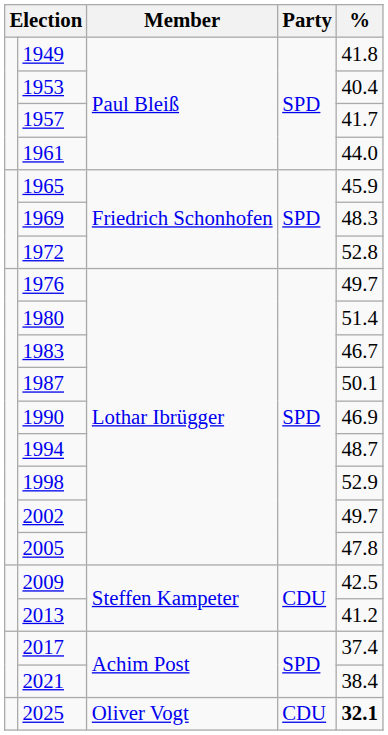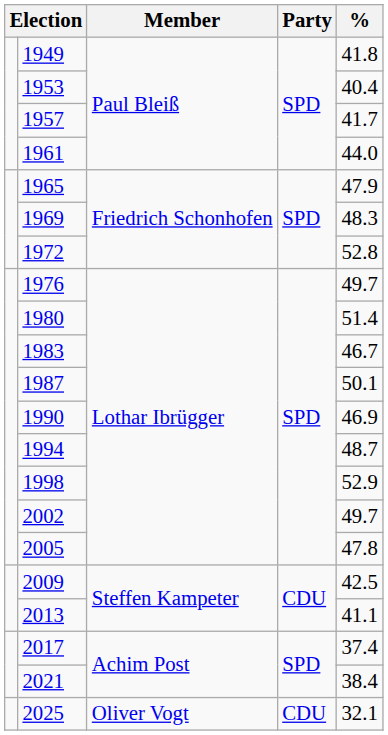(360, 185) 45.9 -> (360, 185) 47.9
(360, 614) 41.2 -> (360, 614) 41.1
(360, 713) bold -> (360, 713) normal
